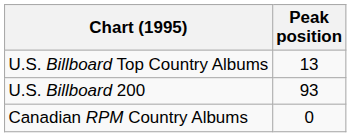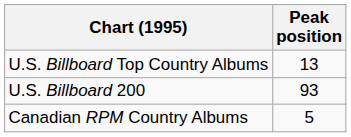(309, 117) 0 -> (309, 117) 5
